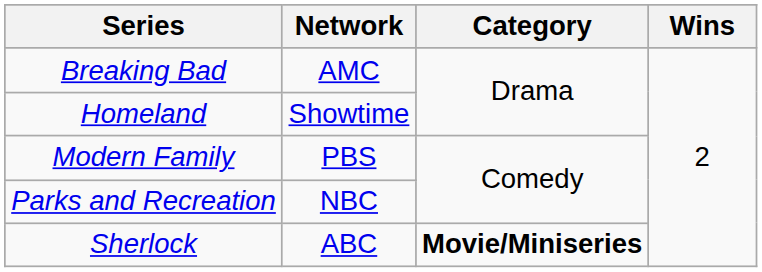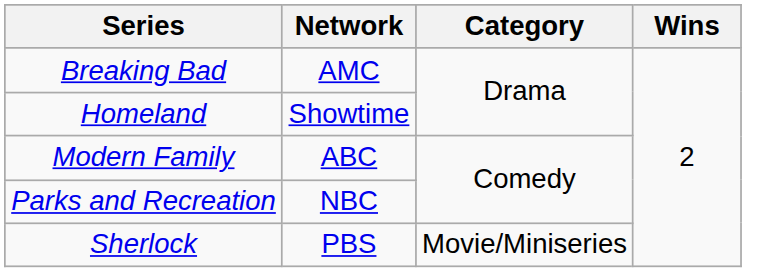(349, 157) PBS -> (349, 157) ABC
(349, 244) ABC -> (349, 244) PBS
(532, 244) bold -> (525, 244) normal
